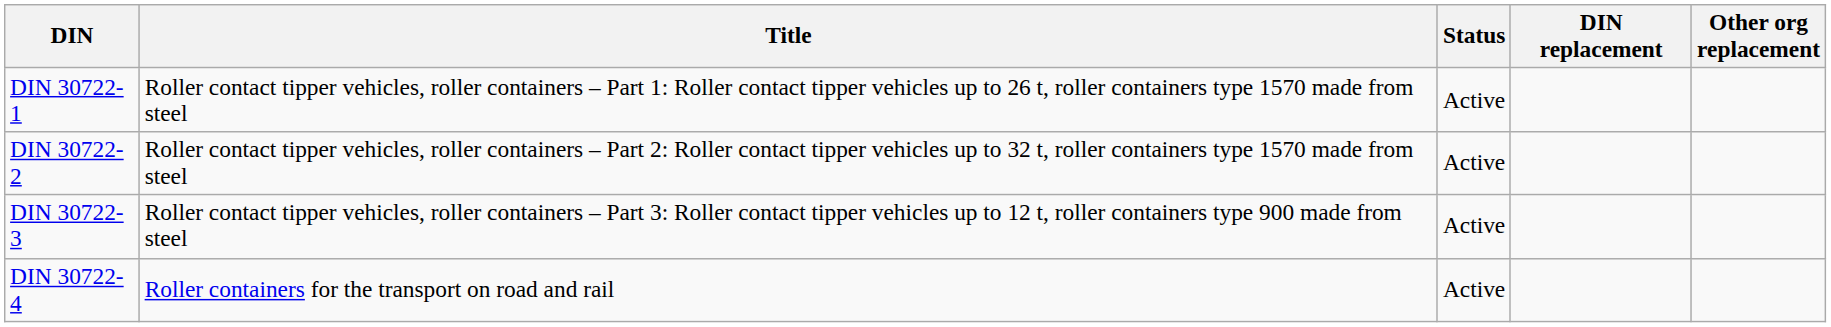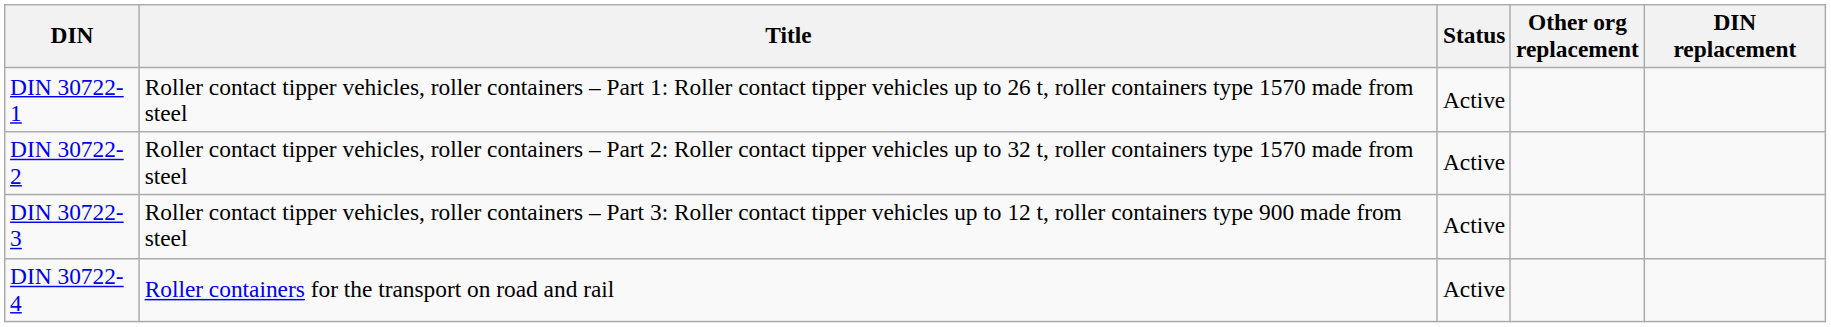columns swapped: (1601, 36) <-> (1759, 36)
